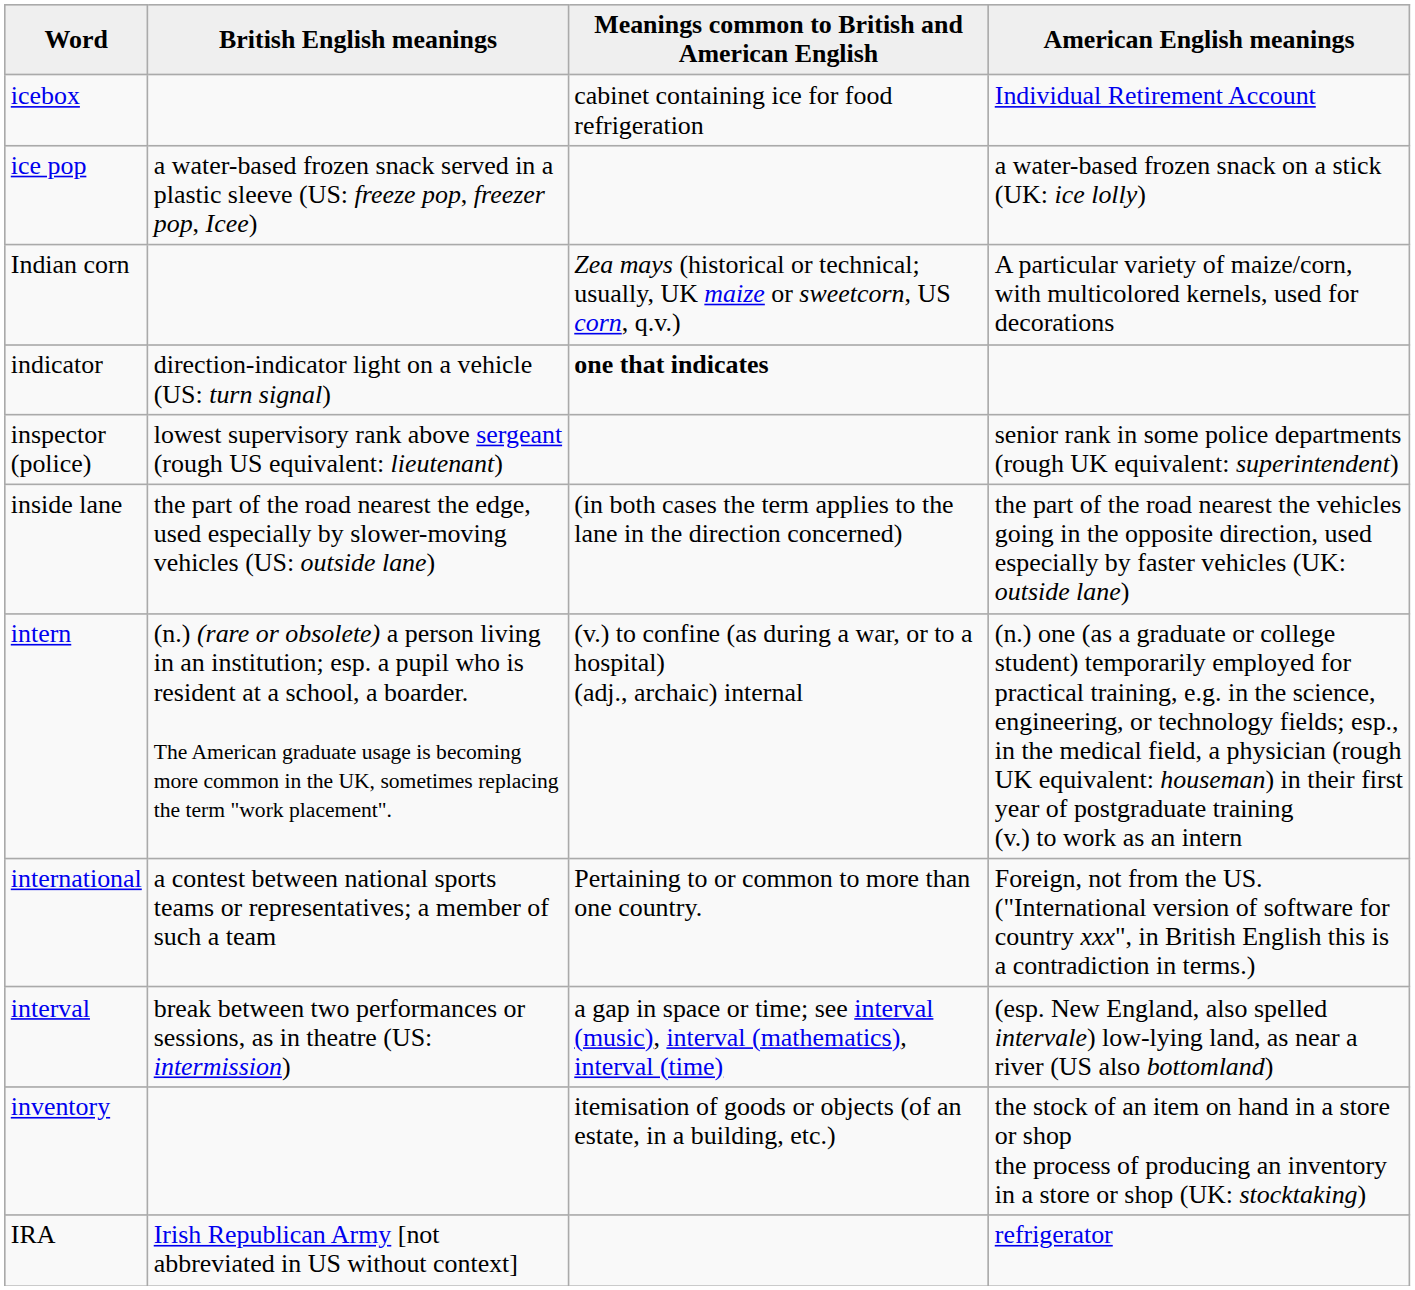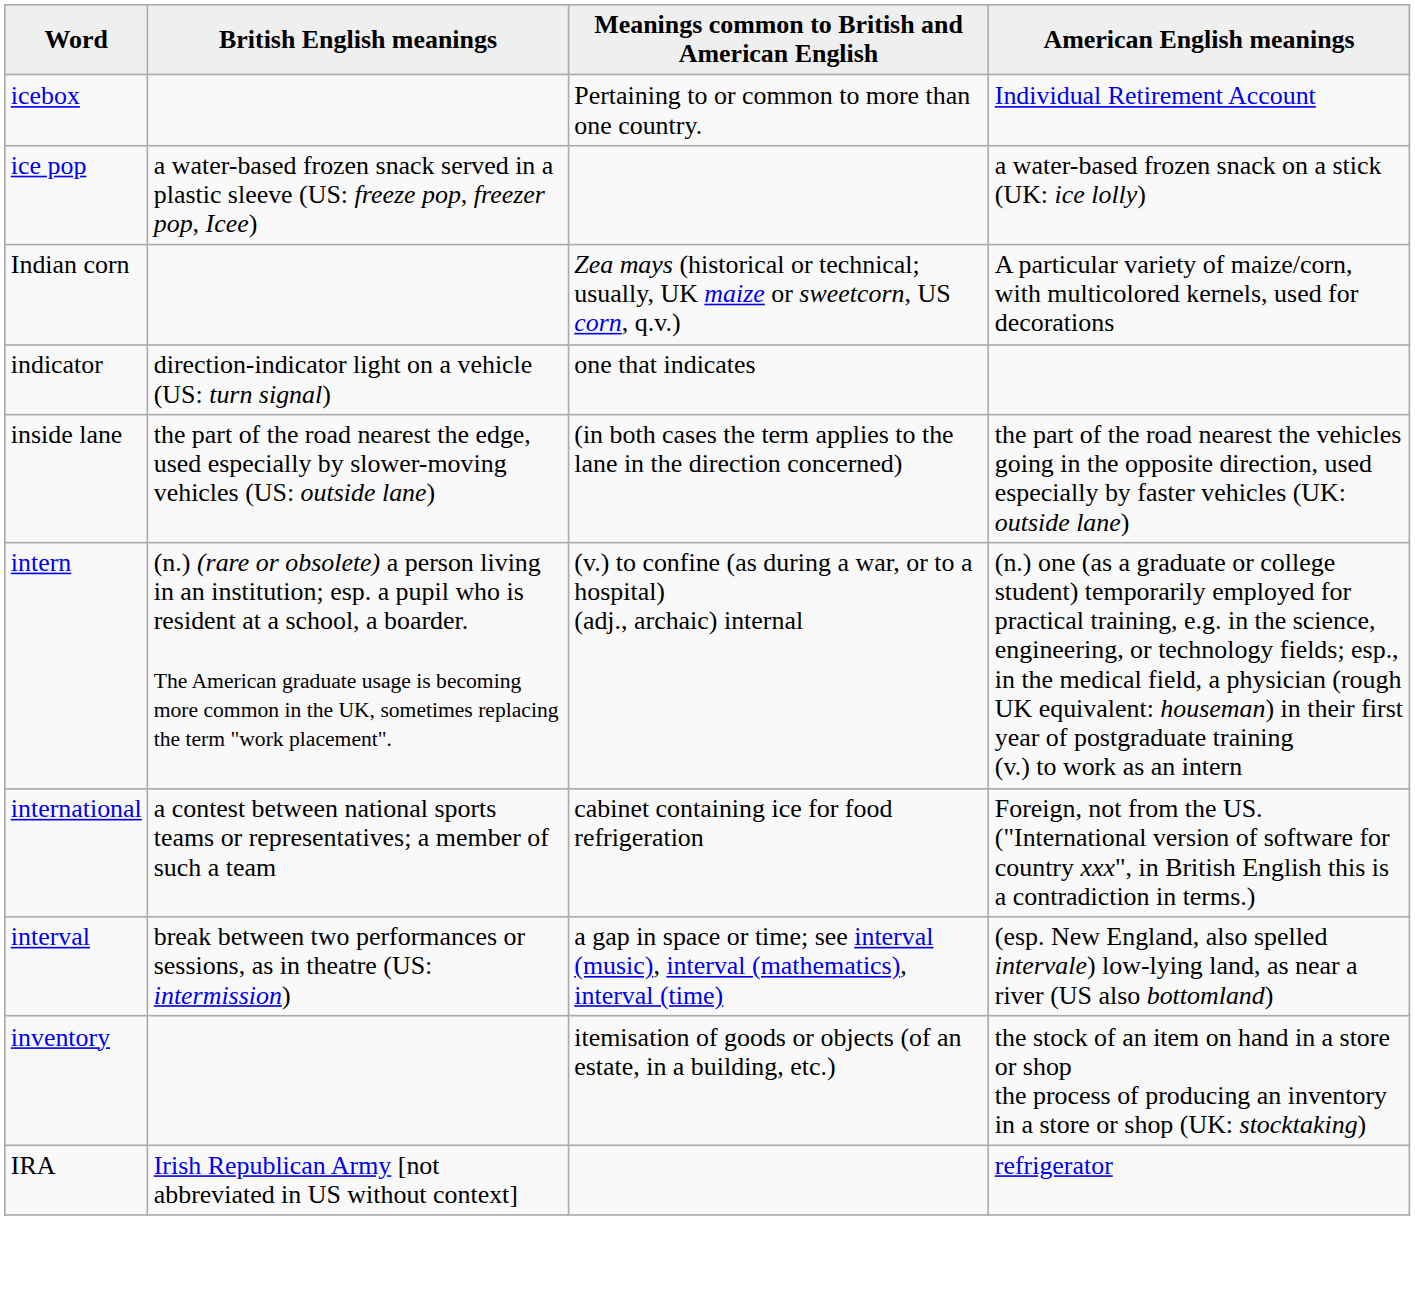(733, 109) cabinet containing ice for food refrigeration -> (772, 109) Pertaining to or common to more than one country.
(671, 364) bold -> (665, 364) normal
- row: (58, 449)
(772, 893) Pertaining to or common to more than one country. -> (733, 823) cabinet containing ice for food refrigeration
